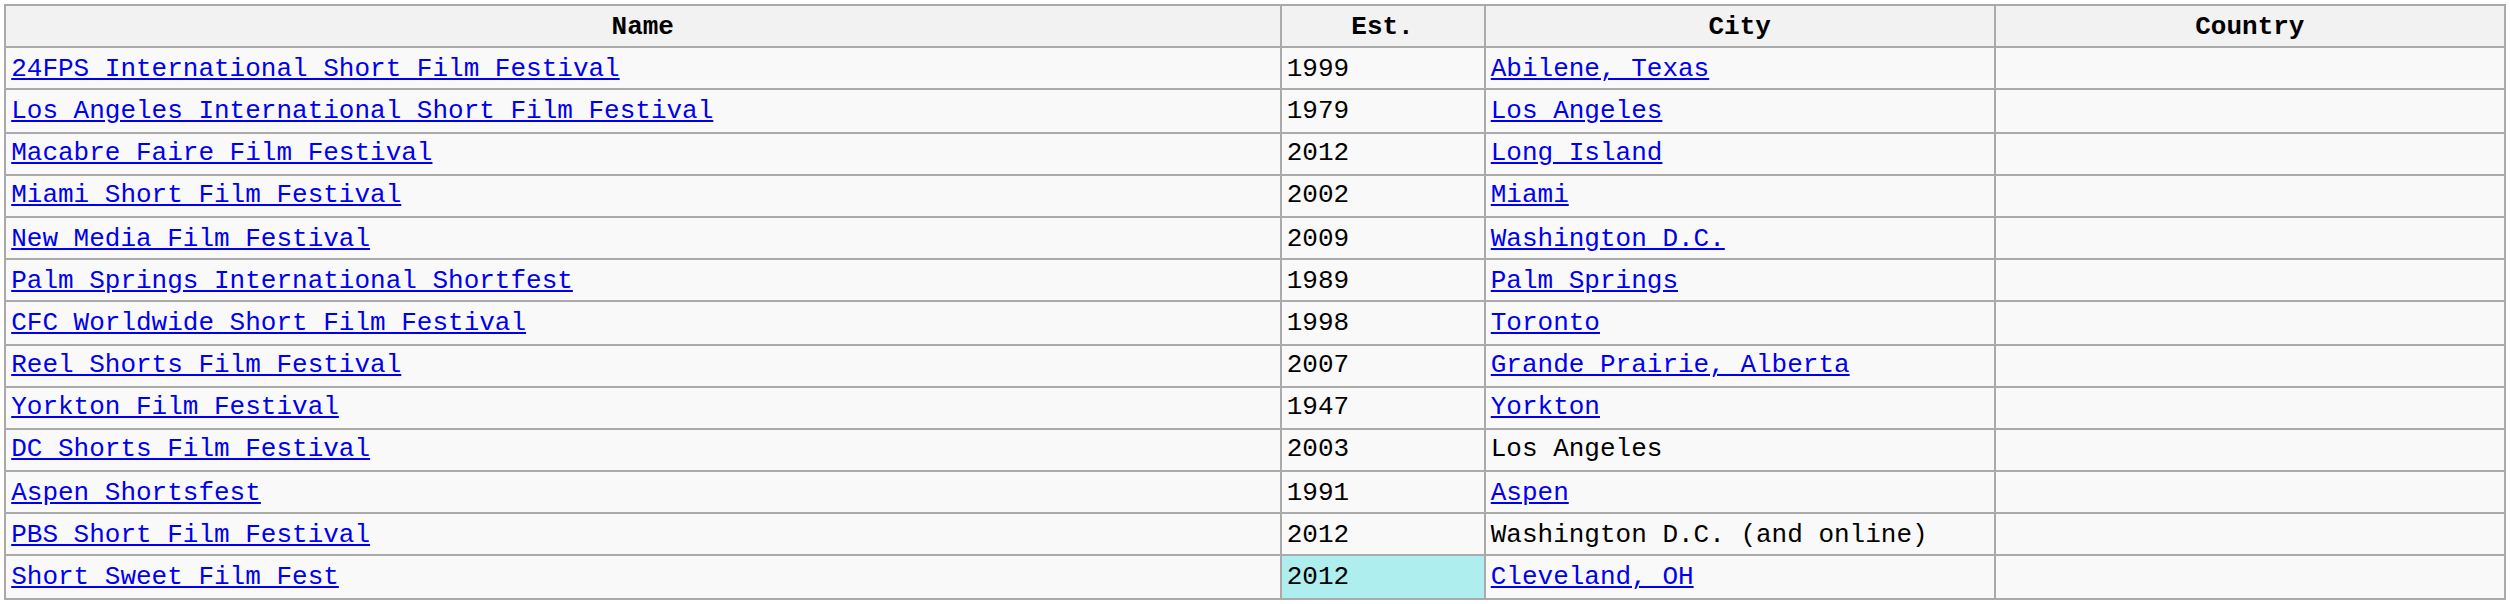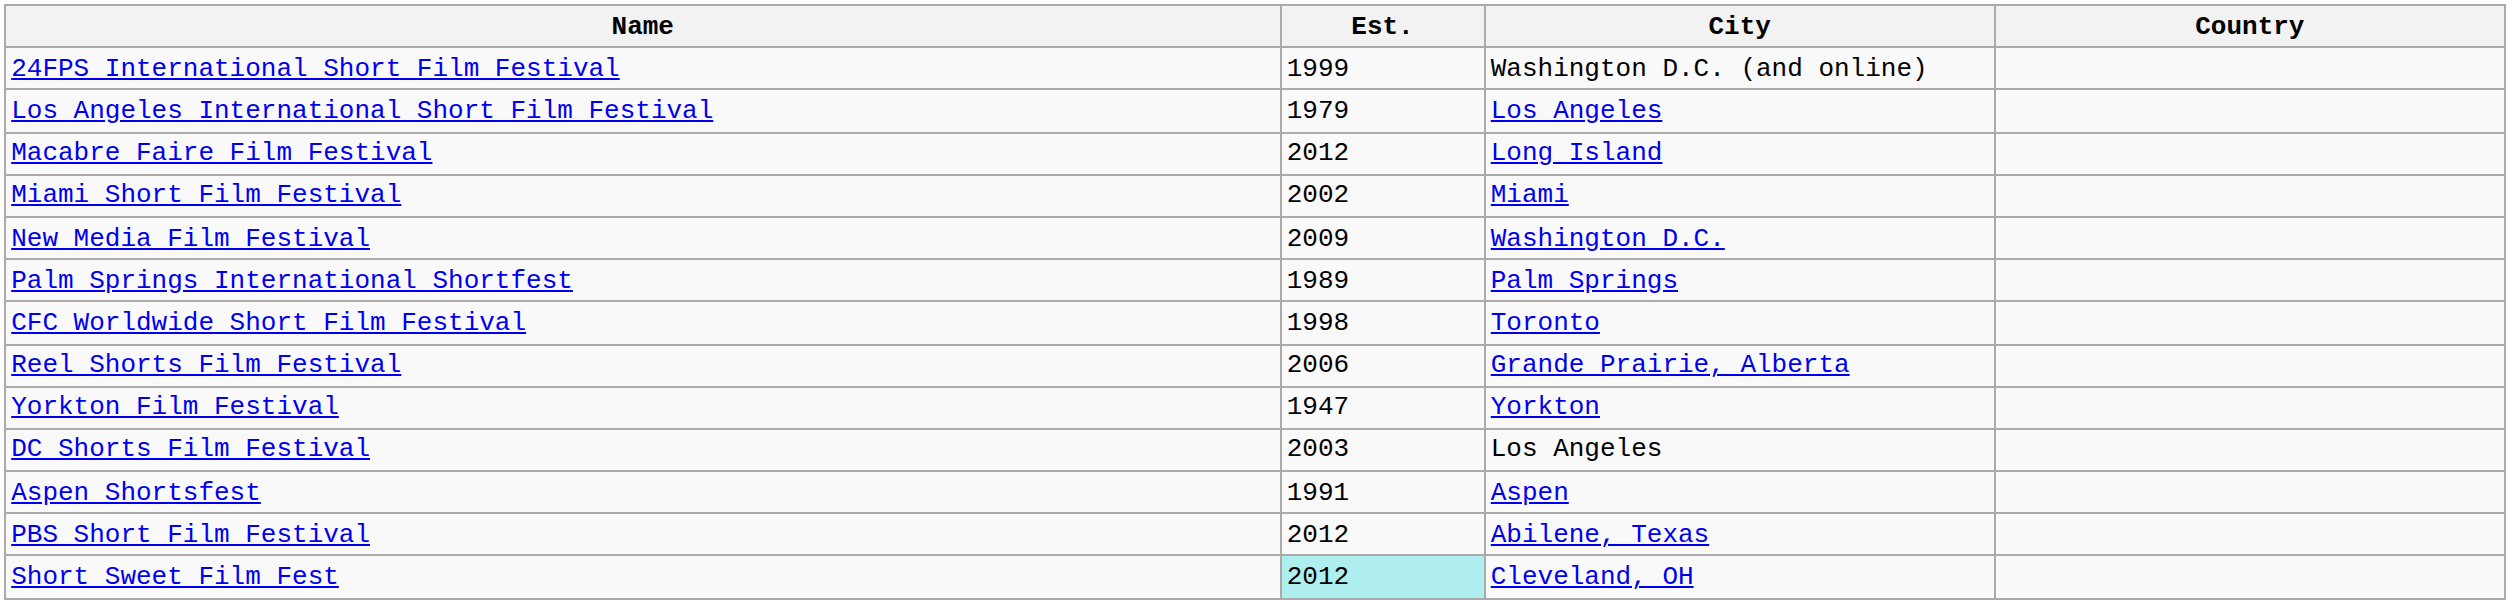(1600, 69) Abilene, Texas -> (1709, 69) Washington D.C. (and online)
(1318, 365) 2007 -> (1318, 365) 2006
(1709, 535) Washington D.C. (and online) -> (1600, 535) Abilene, Texas
